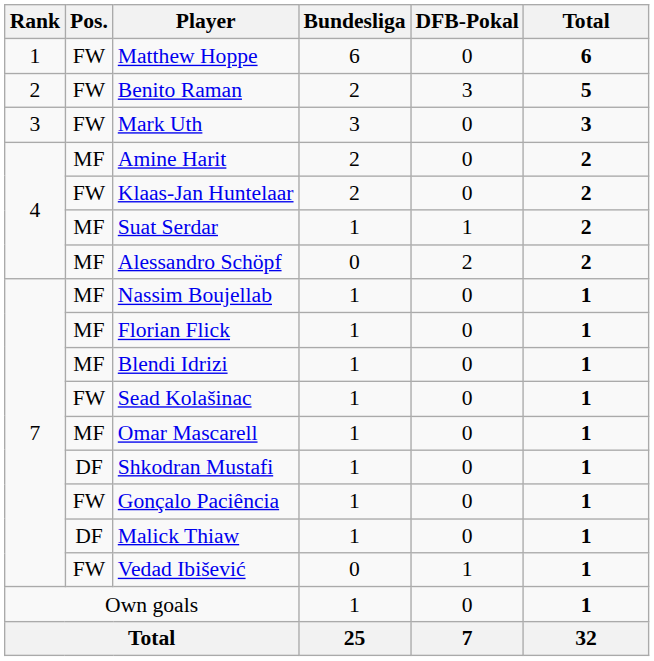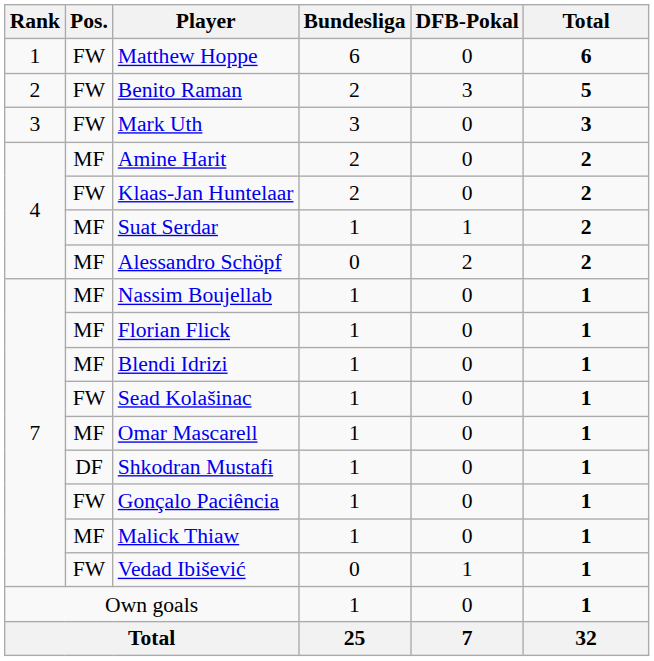(89, 535) DF -> (89, 535) MF
